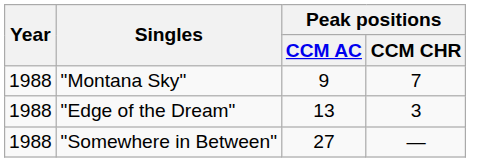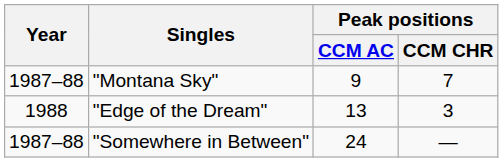(30, 80) 1988 -> (46, 80) 1987–88
(30, 141) 1988 -> (46, 141) 1987–88
(324, 141) 27 -> (356, 141) 24
